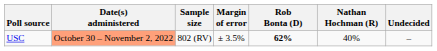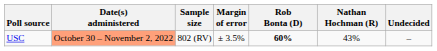(283, 38) 62% -> (283, 38) 60%
(351, 38) 40% -> (351, 38) 43%
